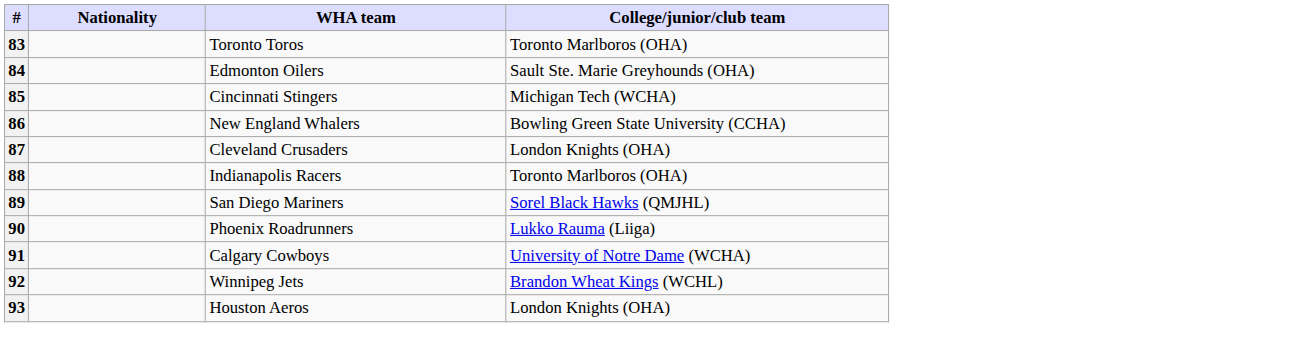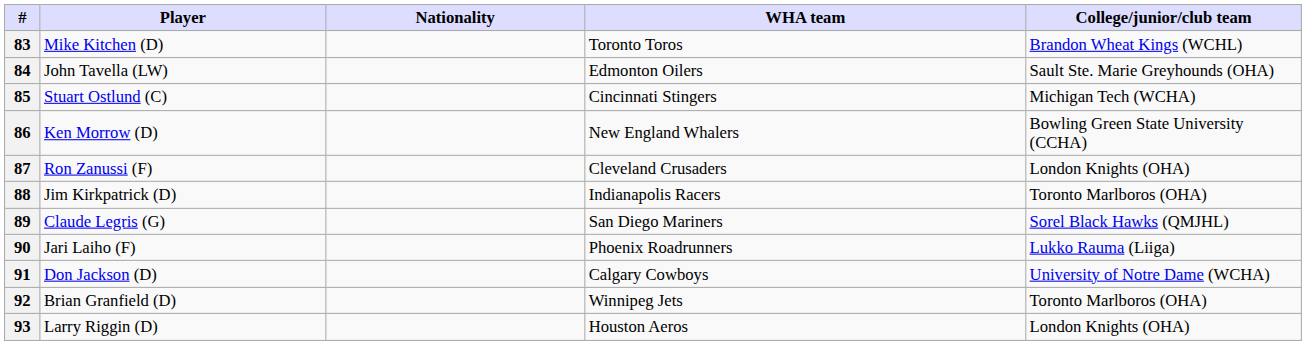+ column: (183, 17)
(599, 44) Toronto Marlboros (OHA) -> (1136, 44) Brandon Wheat Kings (WCHL)
(616, 281) Brandon Wheat Kings (WCHL) -> (1118, 300) Toronto Marlboros (OHA)
